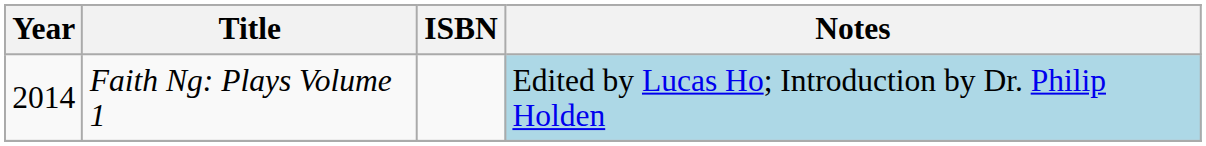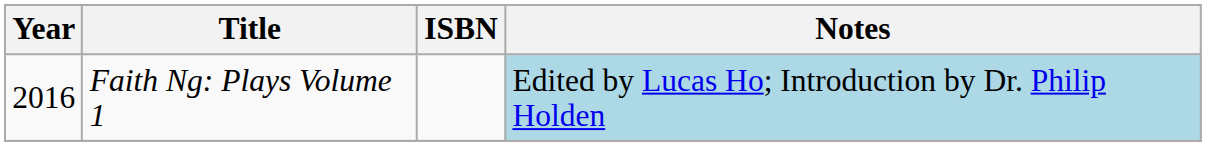(44, 97) 2014 -> (44, 97) 2016
